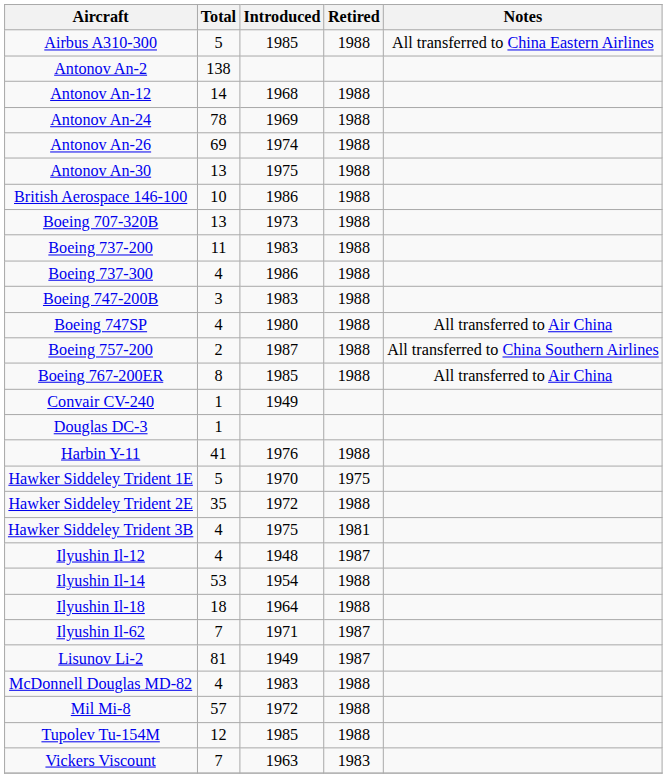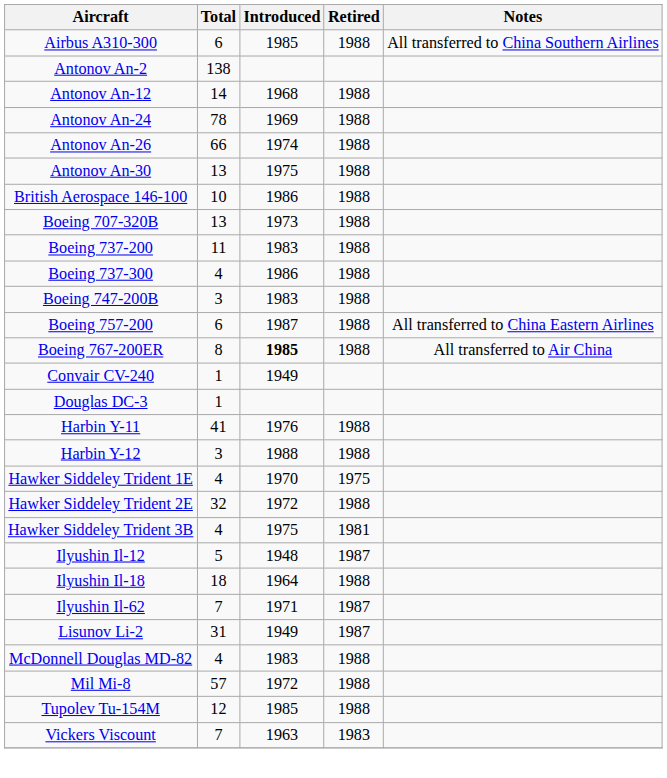(218, 42) 5 -> (218, 42) 6
(523, 42) All transferred to China Eastern Airlines -> (523, 42) All transferred to China Southern Airlines
(218, 145) 69 -> (218, 145) 66
- row: (101, 324)
(218, 350) 2 -> (218, 324) 6
(523, 350) All transferred to China Southern Airlines -> (523, 324) All transferred to China Eastern Airlines
(282, 376) normal -> (282, 350) bold
+ row: (101, 453)
(218, 478) 5 -> (218, 478) 4
(218, 504) 35 -> (218, 504) 32
(218, 555) 4 -> (218, 555) 5
- row: (101, 581)
(218, 658) 81 -> (218, 632) 31
